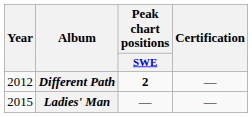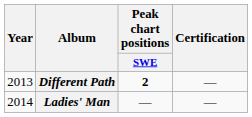(20, 81) 2012 -> (20, 81) 2013
(20, 102) 2015 -> (20, 102) 2014
